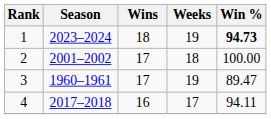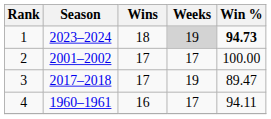(192, 37) no background -> (192, 37) lightgrey background
(192, 59) 18 -> (192, 59) 17
(80, 80) 1960–1961 -> (80, 80) 2017–2018
(80, 102) 2017–2018 -> (80, 102) 1960–1961
